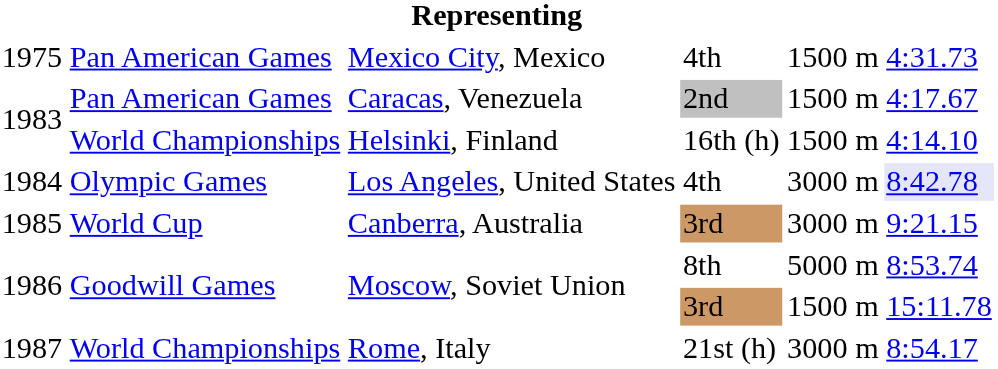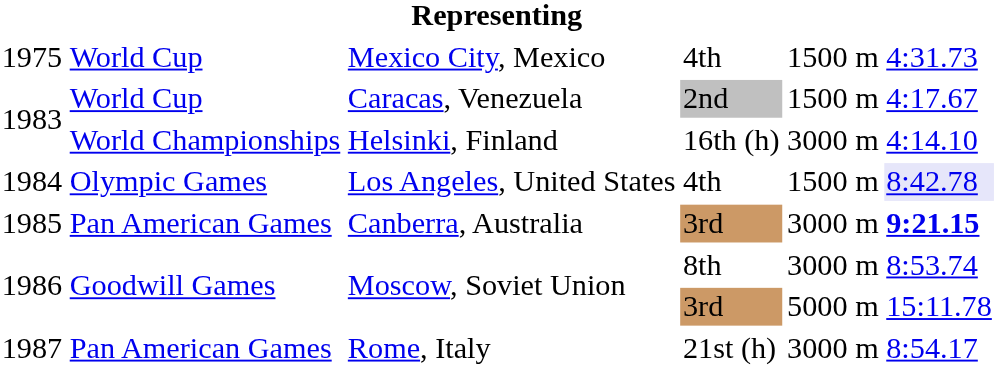(201, 56) Pan American Games -> (136, 56) World Cup
(201, 98) Pan American Games -> (136, 98) World Cup
(833, 139) 1500 m -> (833, 139) 3000 m
(833, 181) 3000 m -> (833, 181) 1500 m
(136, 223) World Cup -> (201, 223) Pan American Games
(932, 223) normal -> (933, 223) bold
(833, 264) 5000 m -> (833, 264) 3000 m
(833, 306) 1500 m -> (833, 306) 5000 m
(205, 347) World Championships -> (201, 347) Pan American Games
